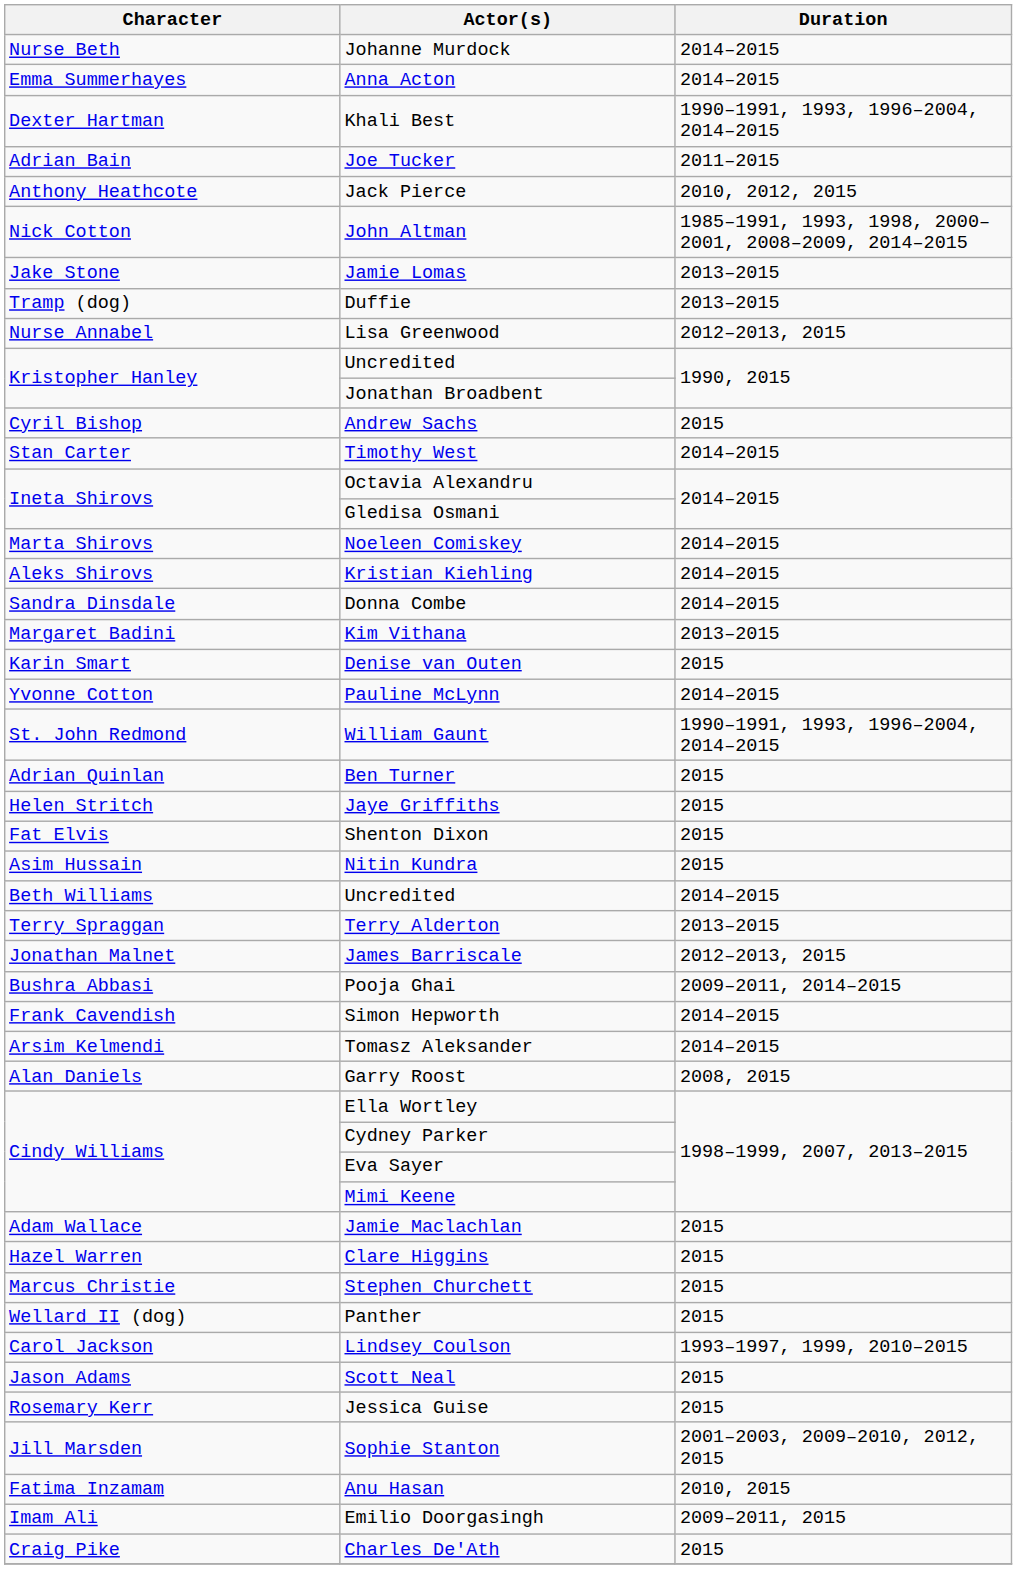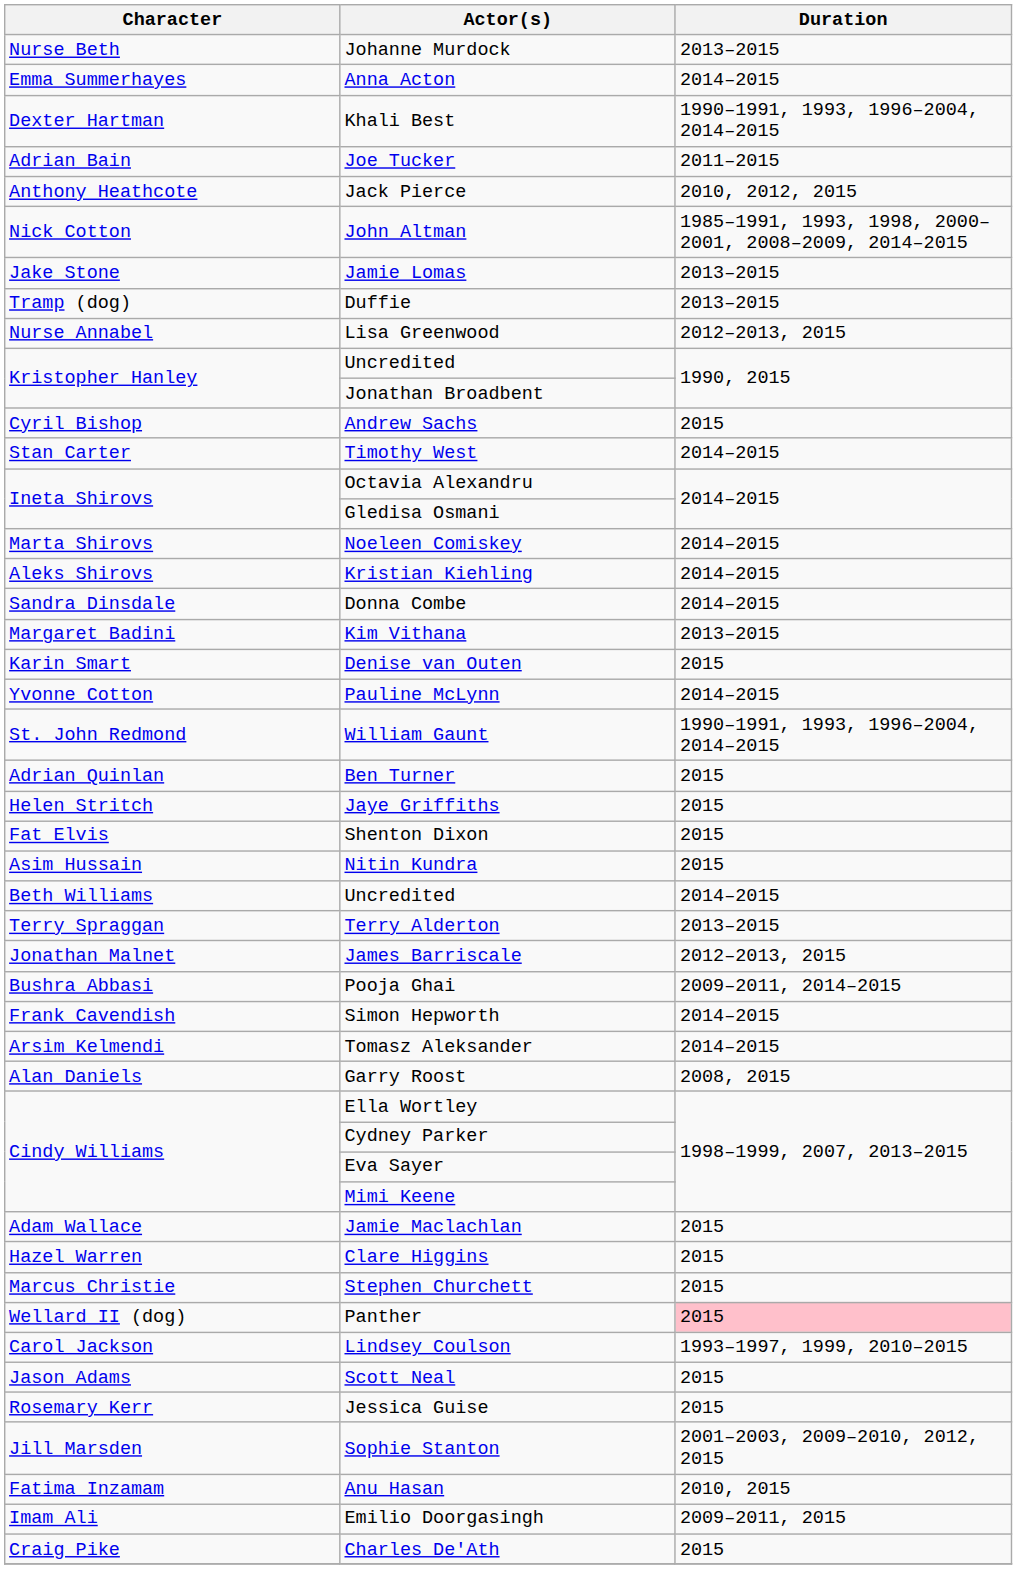(730, 50) 2014–2015 -> (730, 50) 2013–2015
(702, 1317) no background -> (702, 1317) pink background
